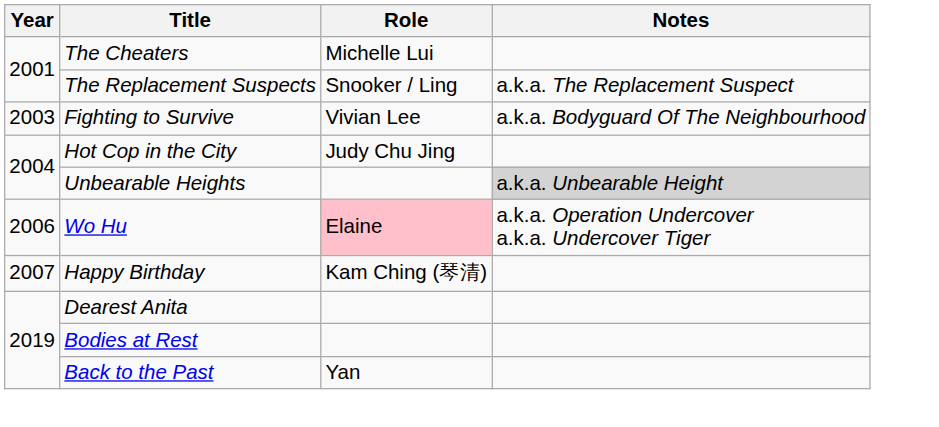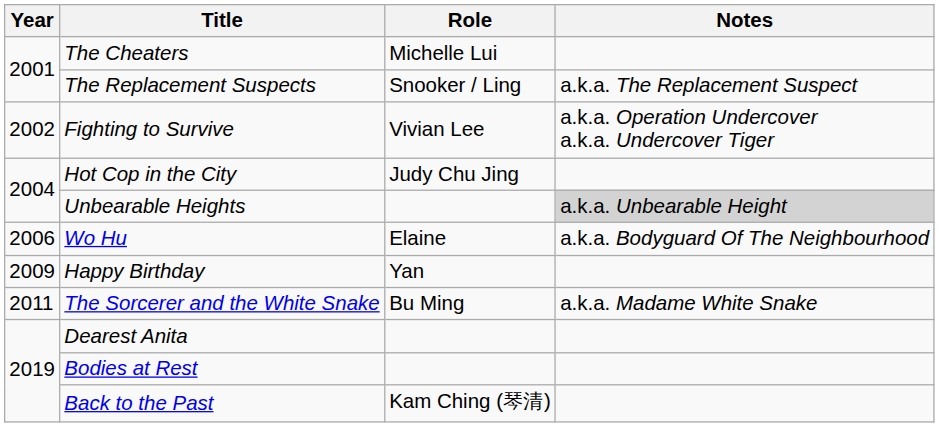(32, 118) 2003 -> (32, 129) 2002
(681, 118) a.k.a. Bodyguard Of The Neighbourhood -> (689, 129) a.k.a. Operation Undercover a.k.a. Undercover Tiger
(354, 227) pink background -> (418, 238) no background
(625, 227) a.k.a. Operation Undercover a.k.a. Undercover Tiger -> (745, 238) a.k.a. Bodyguard Of The Neighbourhood
(32, 273) 2007 -> (32, 271) 2009
(406, 272) Kam Ching (琴清) -> (407, 271) Yan
+ row: (222, 303)
(343, 372) Yan -> (470, 402) Kam Ching (琴清)
